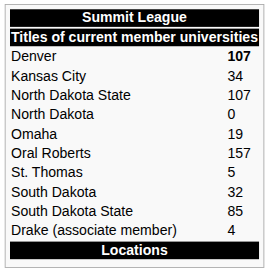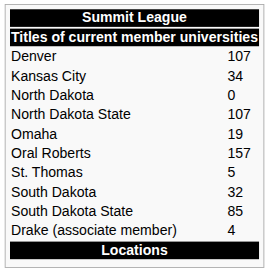(239, 57) bold -> (239, 57) normal
rows swapped: (52, 115) <-> (71, 95)
